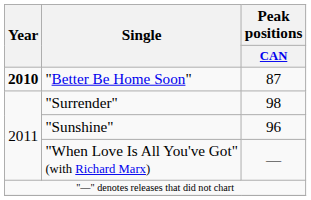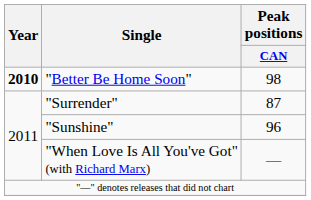(274, 78) 87 -> (274, 78) 98
(274, 103) 98 -> (274, 103) 87
